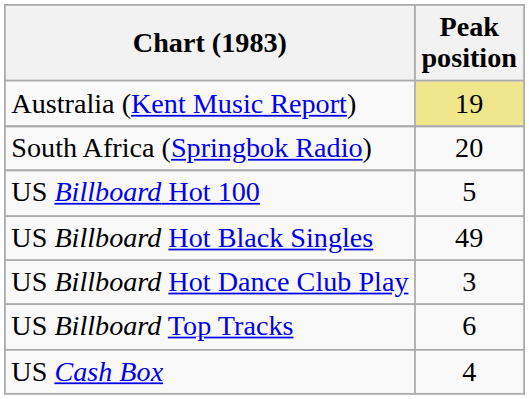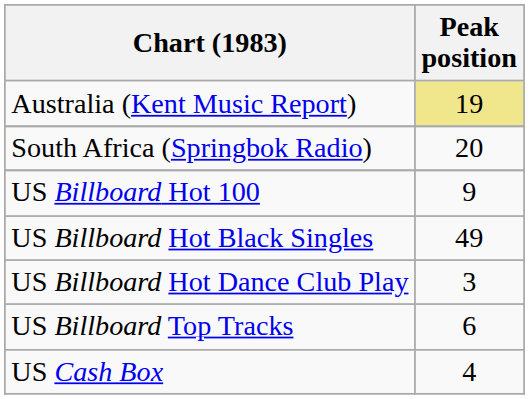(469, 192) 5 -> (469, 192) 9
